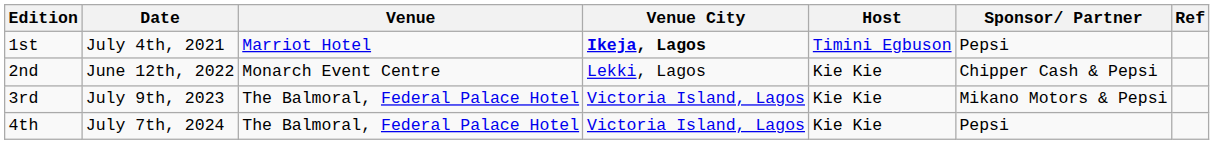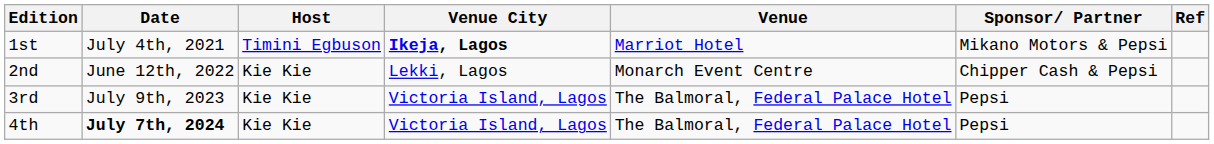columns swapped: (411, 18) <-> (882, 18)
(984, 45) Pepsi -> (1063, 45) Mikano Motors & Pepsi
(1063, 99) Mikano Motors & Pepsi -> (984, 99) Pepsi
(155, 126) normal -> (155, 126) bold
